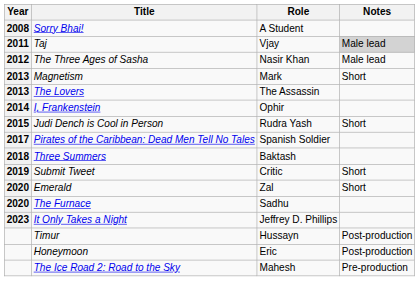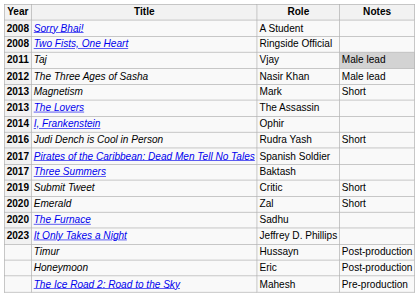+ row: (81, 44)
(18, 124) 2015 -> (18, 140) 2016
(18, 156) 2018 -> (18, 172) 2017
